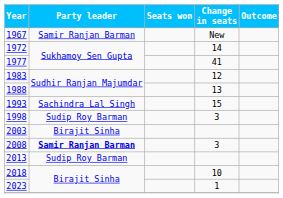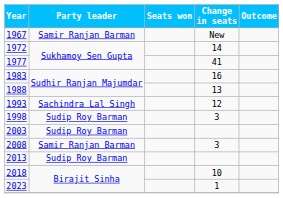(217, 76) 12 -> (217, 76) 16
(217, 104) 15 -> (217, 104) 12
(87, 131) Birajit Sinha -> (87, 131) Sudip Roy Barman
(87, 145) bold -> (87, 145) normal
